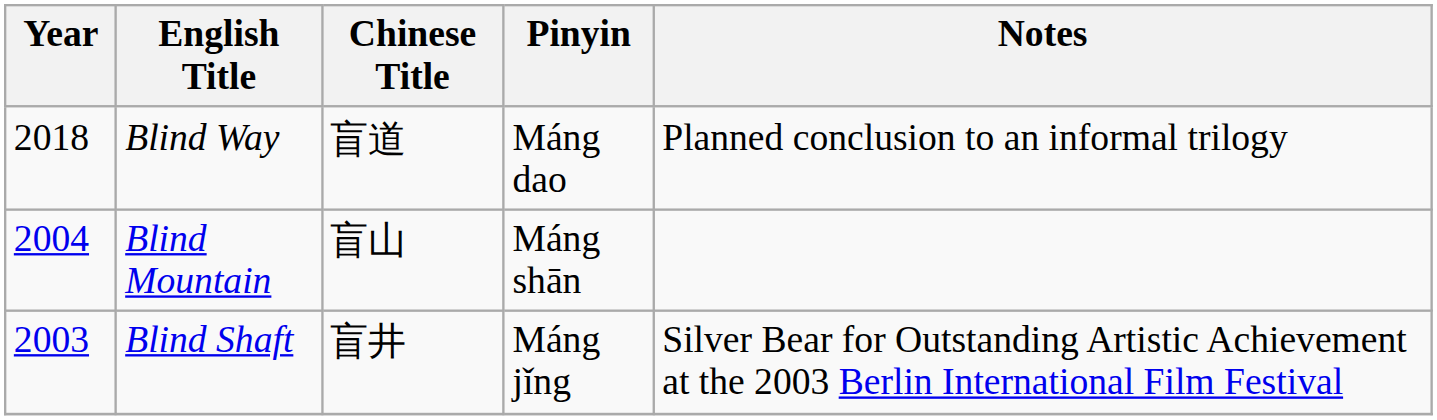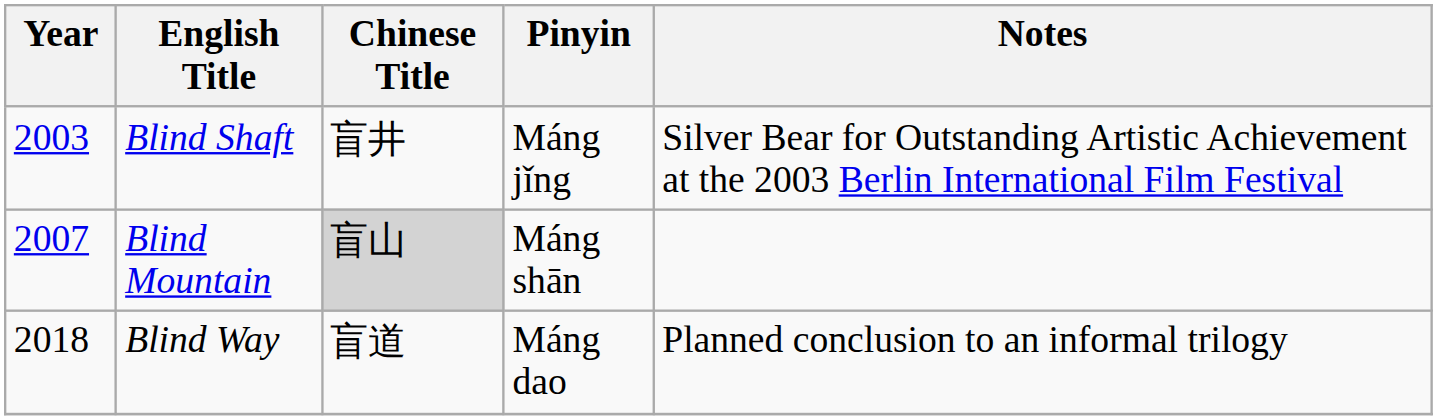rows swapped: (209, 340) <-> (202, 136)
(51, 238) 2004 -> (51, 238) 2007
(368, 240) no background -> (368, 240) lightgrey background
